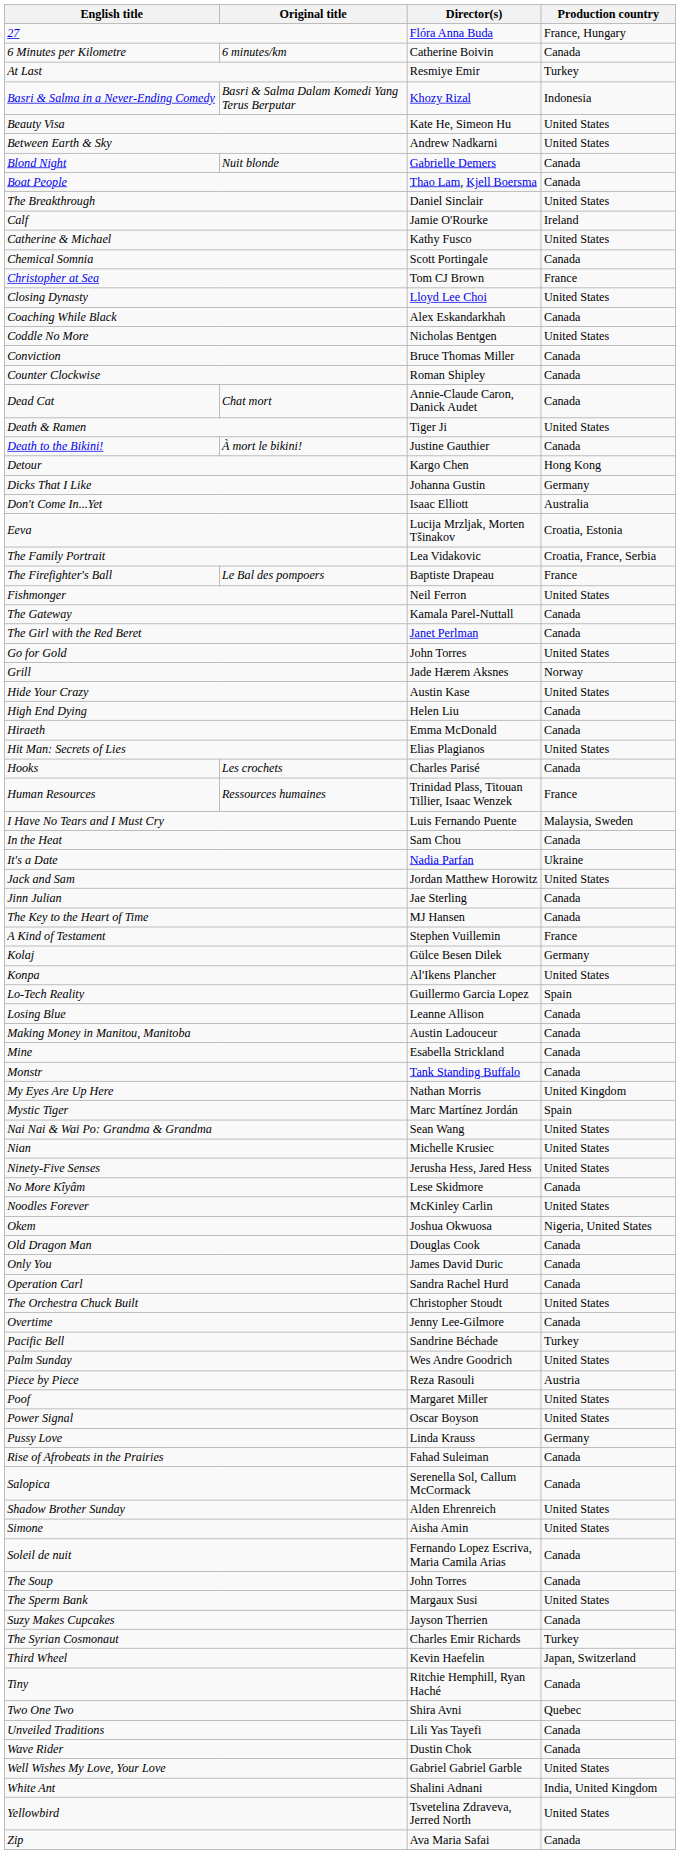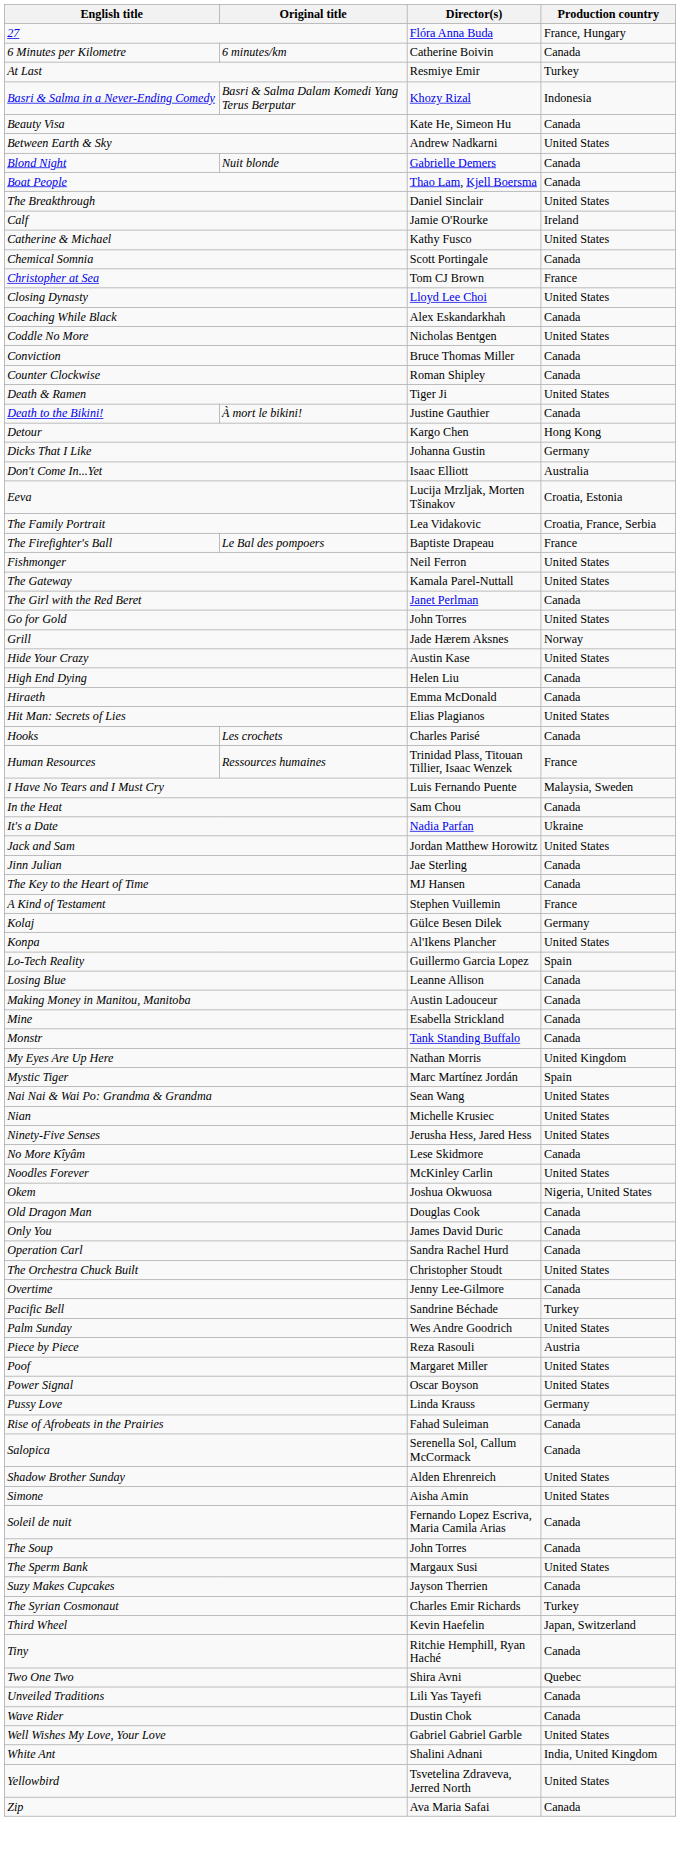(577, 124) United States -> (562, 124) Canada
- row: (31, 401)
(562, 614) Canada -> (577, 581) United States
